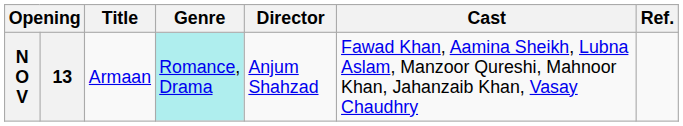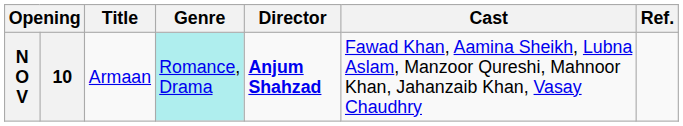(62, 76) 13 -> (62, 76) 10
(283, 76) normal -> (285, 76) bold
